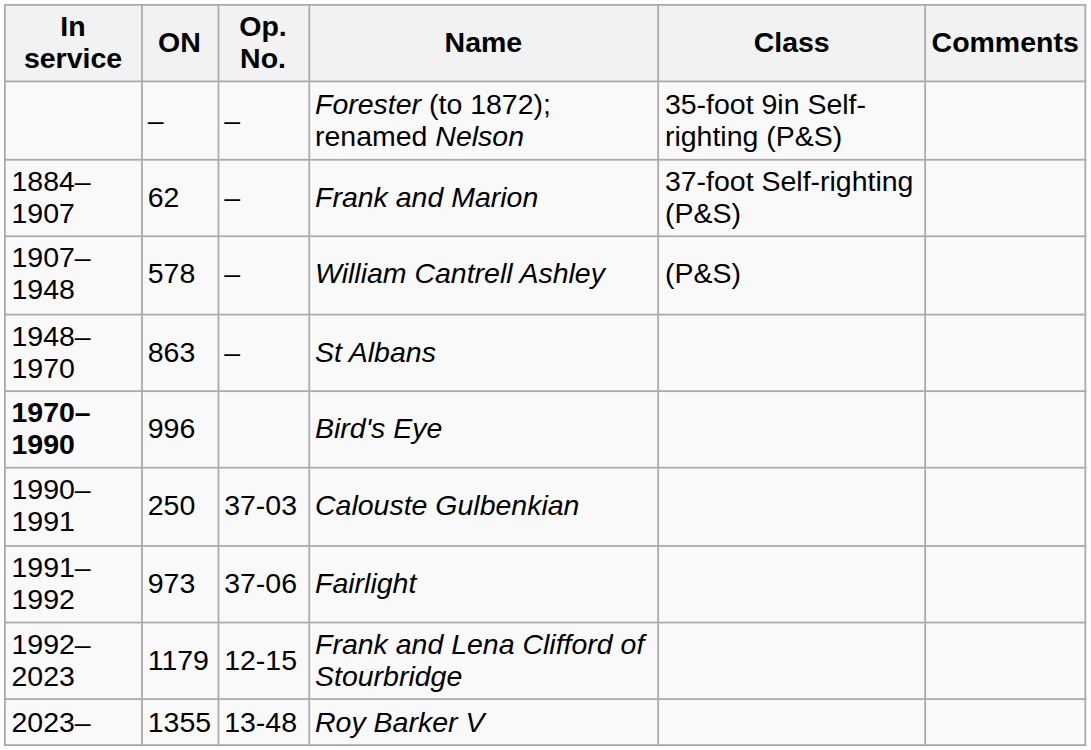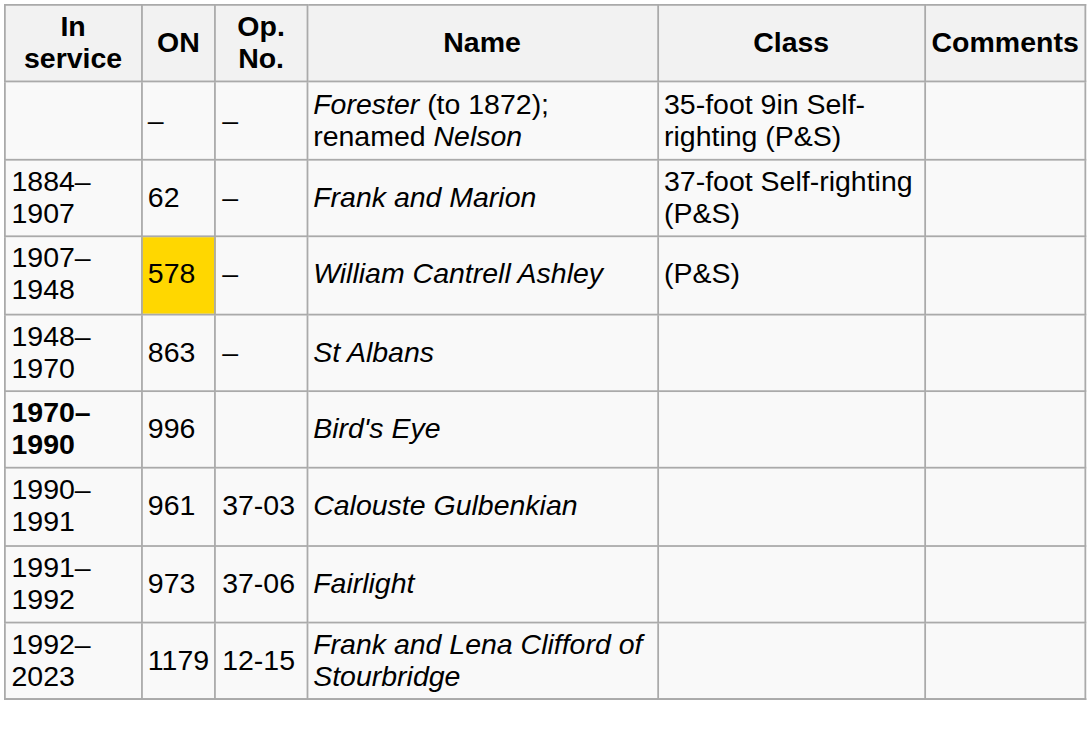(171, 274) no background -> (172, 274) gold background
(171, 506) 250 -> (172, 506) 961
- row: (400, 721)
